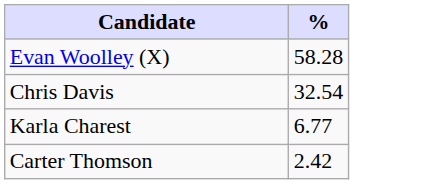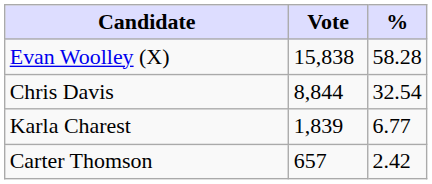+ column: (328, 21)
